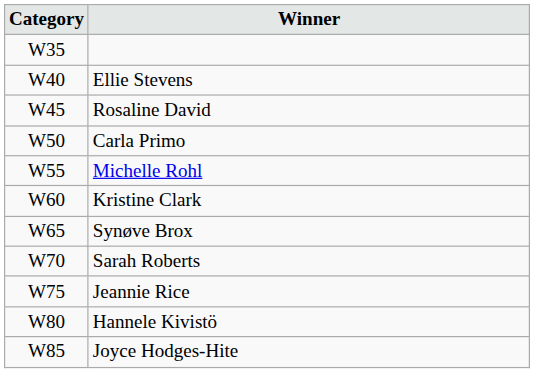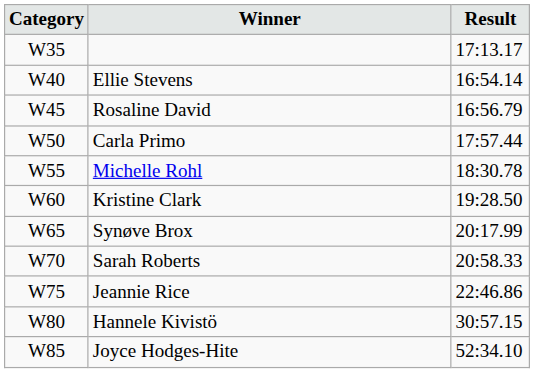+ column: (490, 19)
